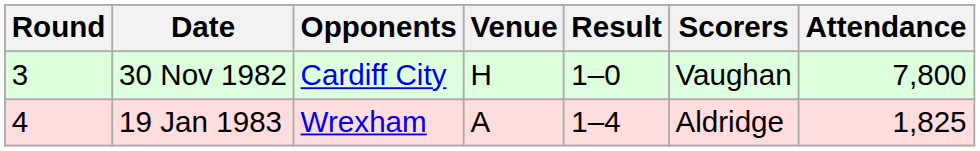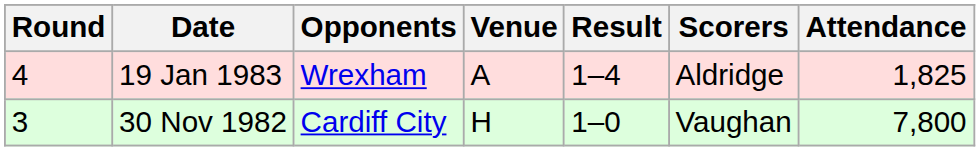rows swapped: (203, 74) <-> (201, 121)
